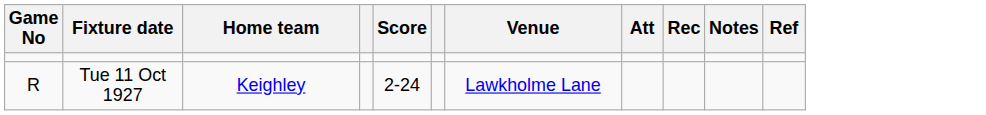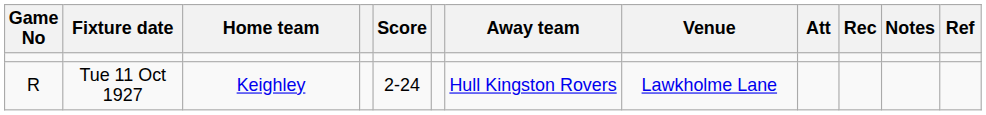+ column: (533, 28)
